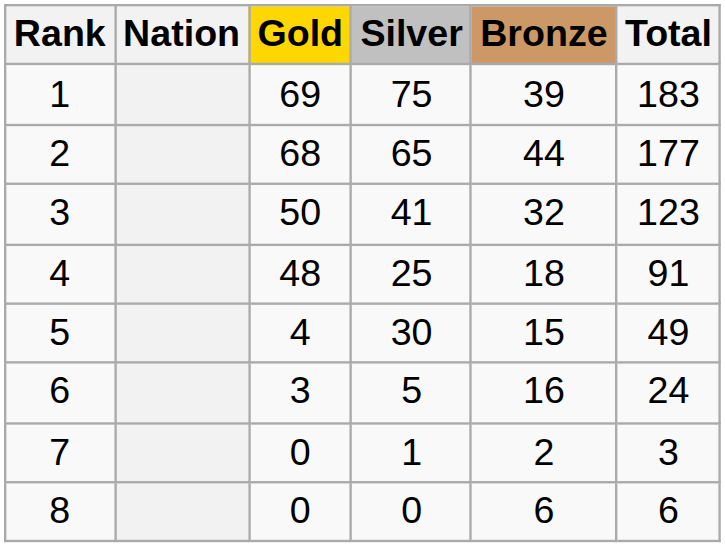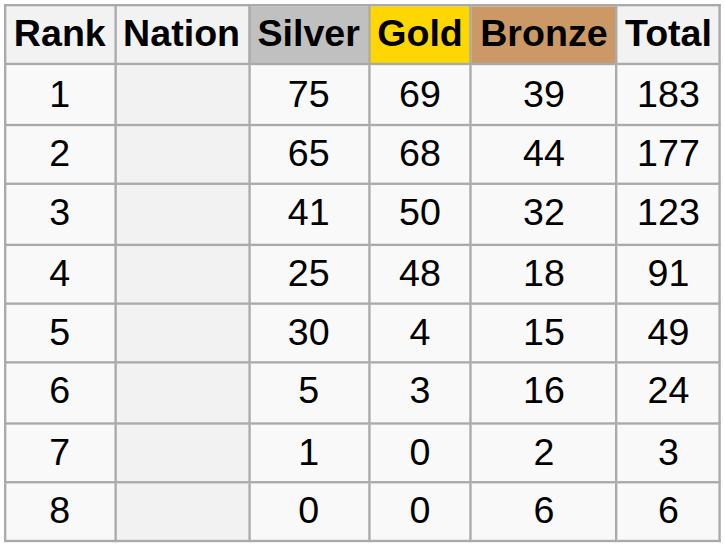columns swapped: (300, 34) <-> (412, 34)
